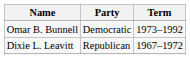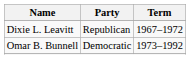rows swapped: (40, 45) <-> (42, 29)
